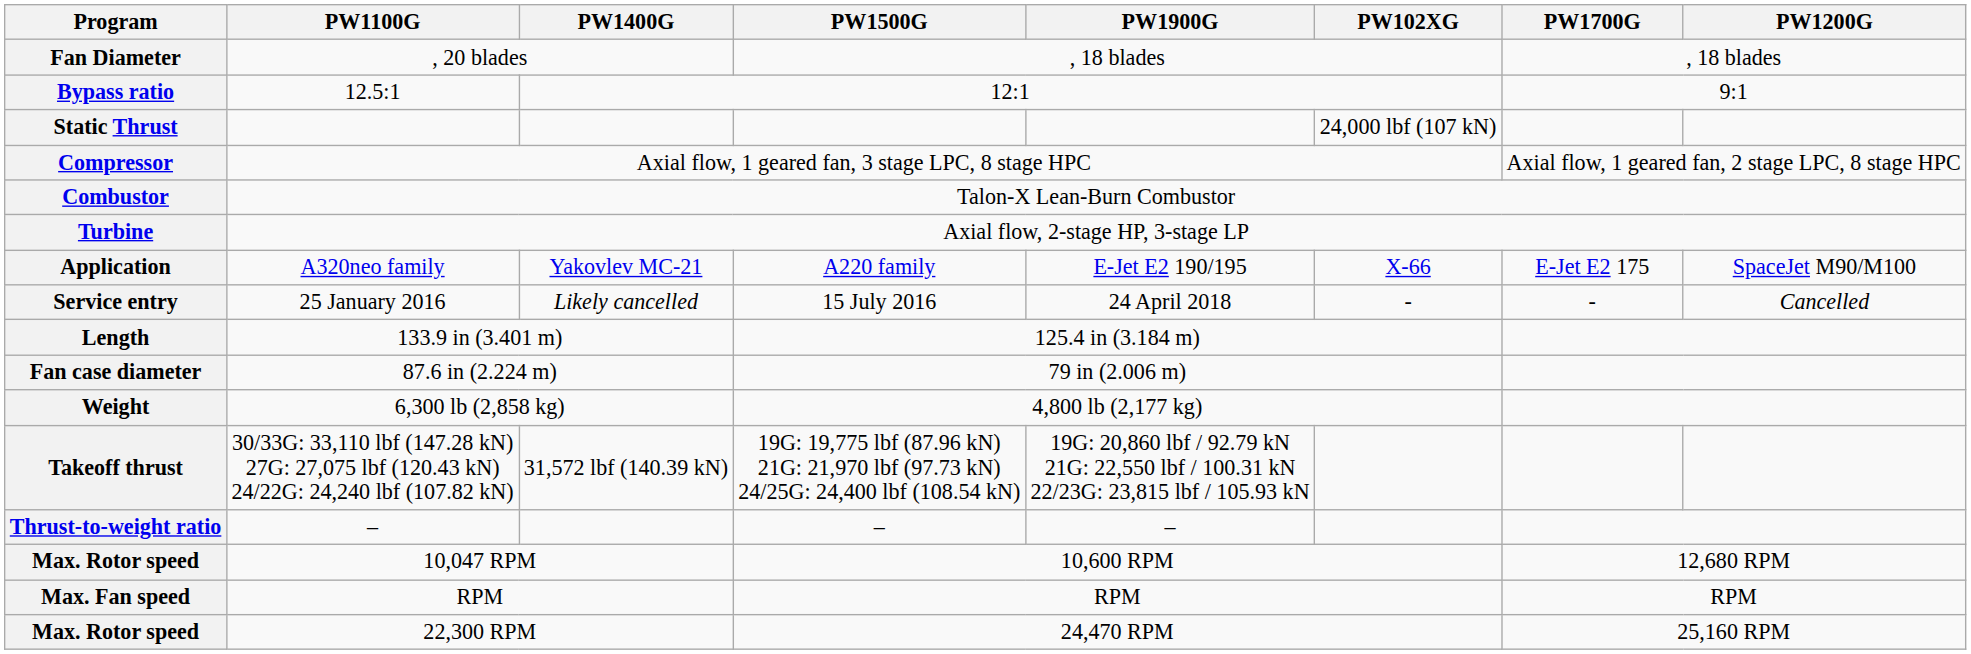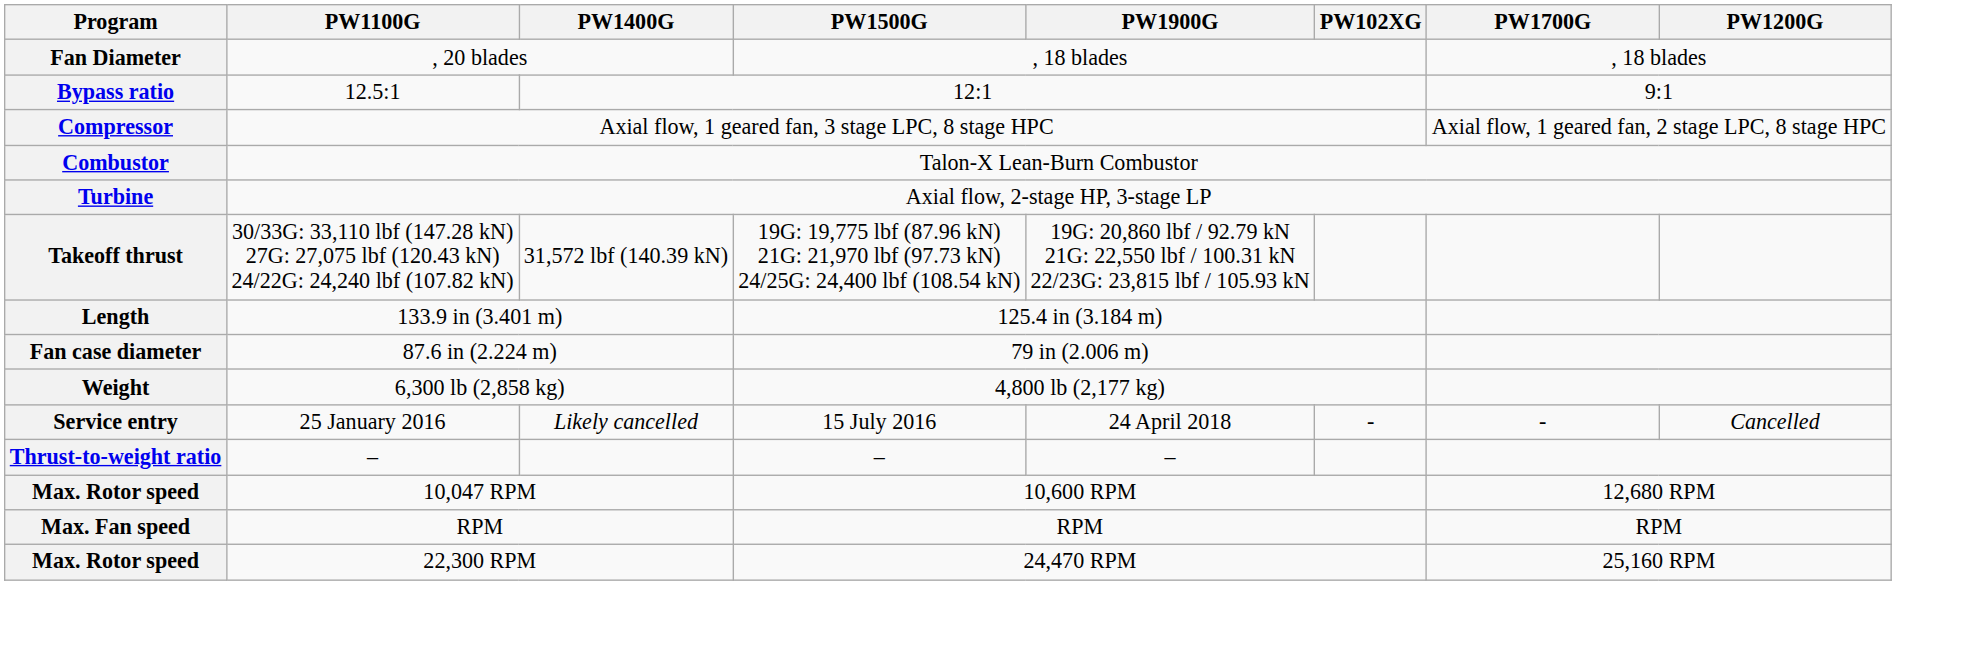- row: (116, 127)
- row: (116, 267)
rows swapped: (116, 302) <-> (116, 467)
